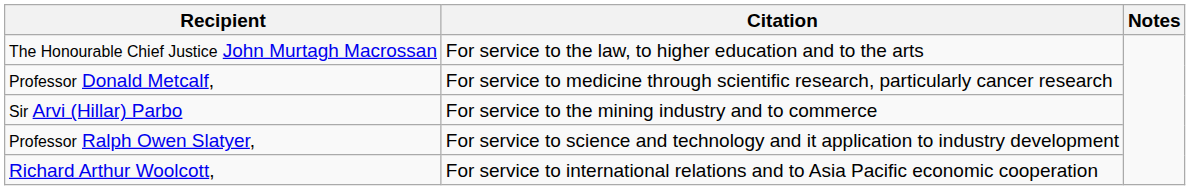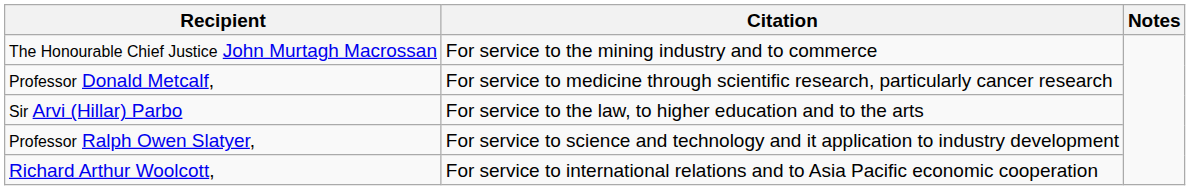(685, 50) For service to the law, to higher education and to the arts -> (662, 50) For service to the mining industry and to commerce
(662, 110) For service to the mining industry and to commerce -> (685, 110) For service to the law, to higher education and to the arts
